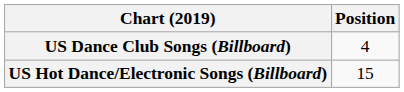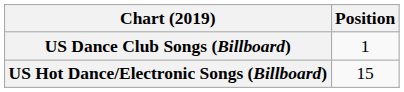(365, 45) 4 -> (365, 45) 1
